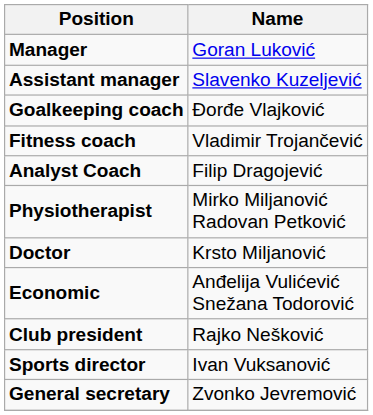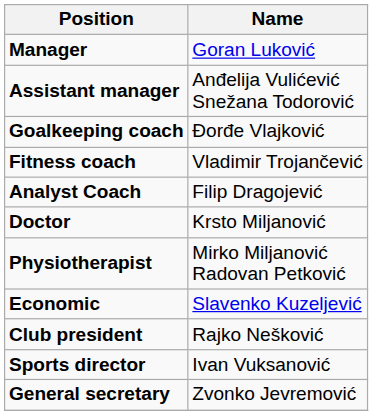(277, 79) Slavenko Kuzeljević -> (273, 90) Anđelija Vulićević Snežana Todorović
rows swapped: (40, 252) <-> (80, 211)
(273, 293) Anđelija Vulićević Snežana Todorović -> (277, 304) Slavenko Kuzeljević
